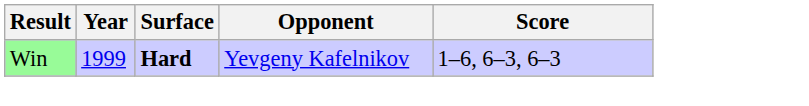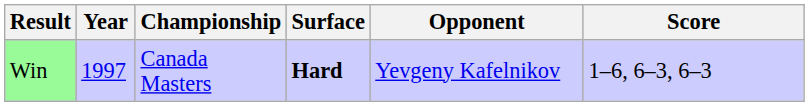+ column: (211, 22)
(104, 57) 1999 -> (104, 70) 1997
